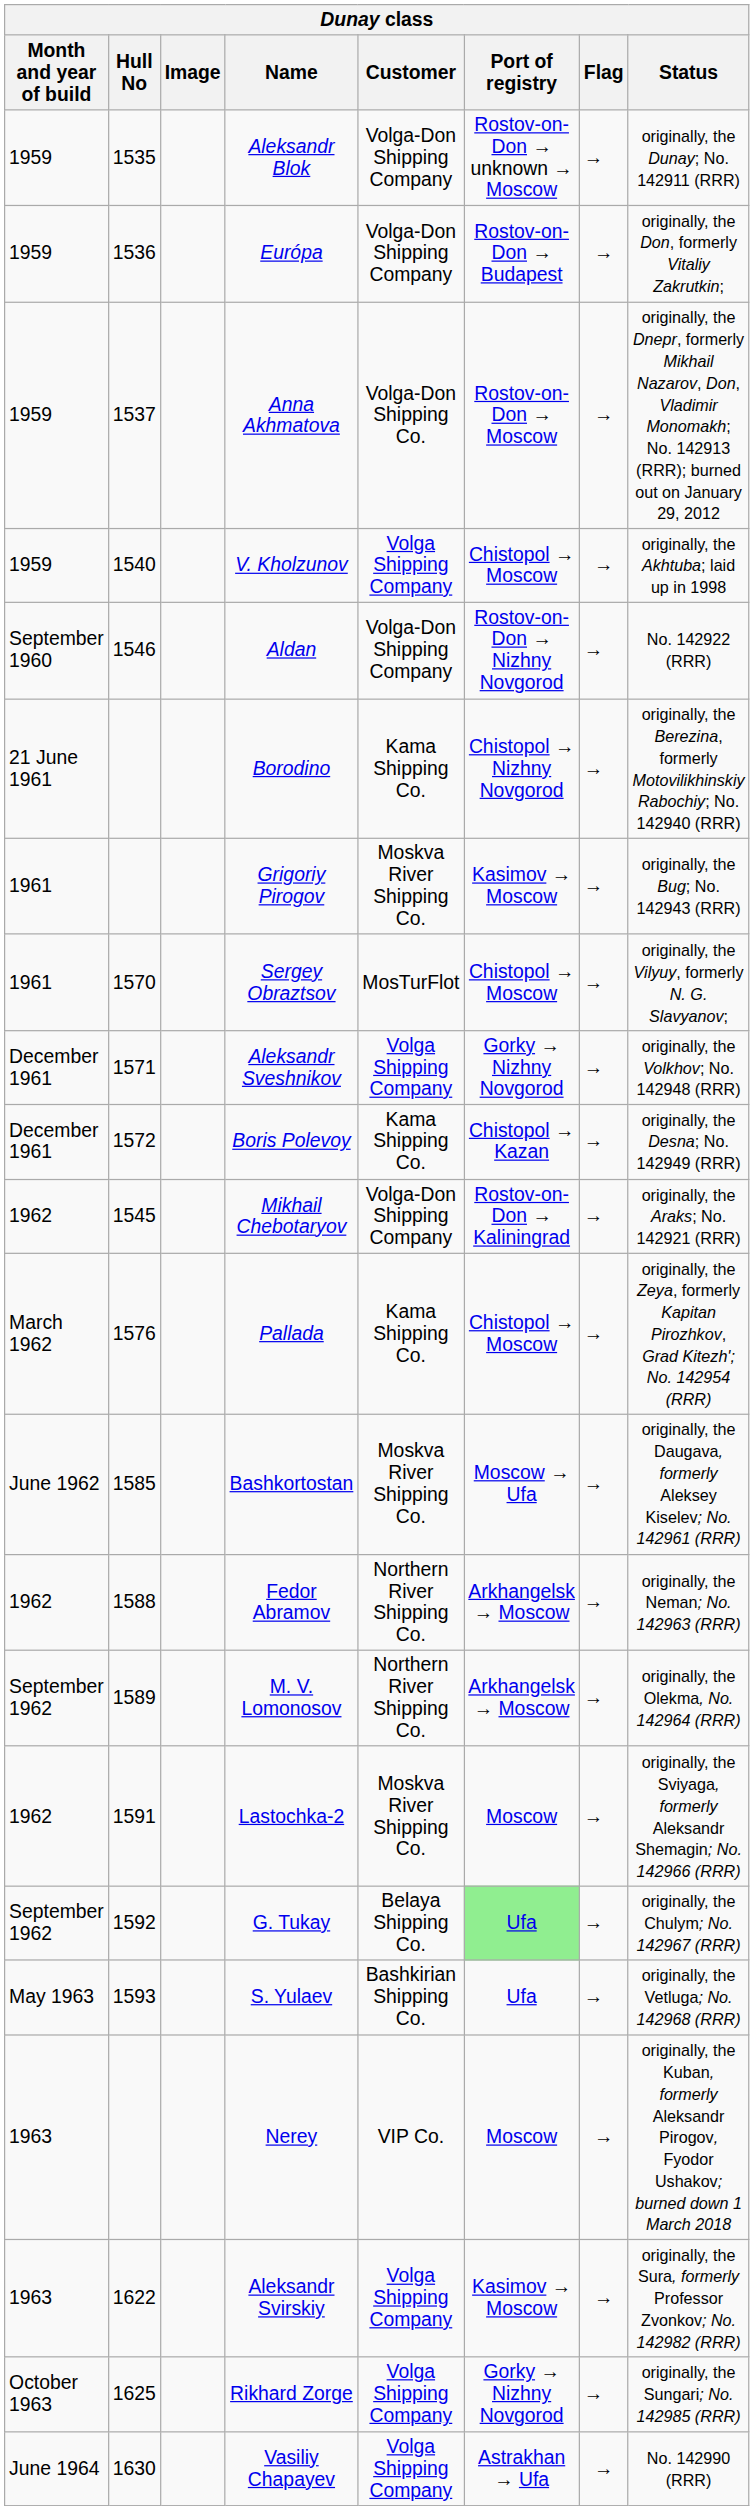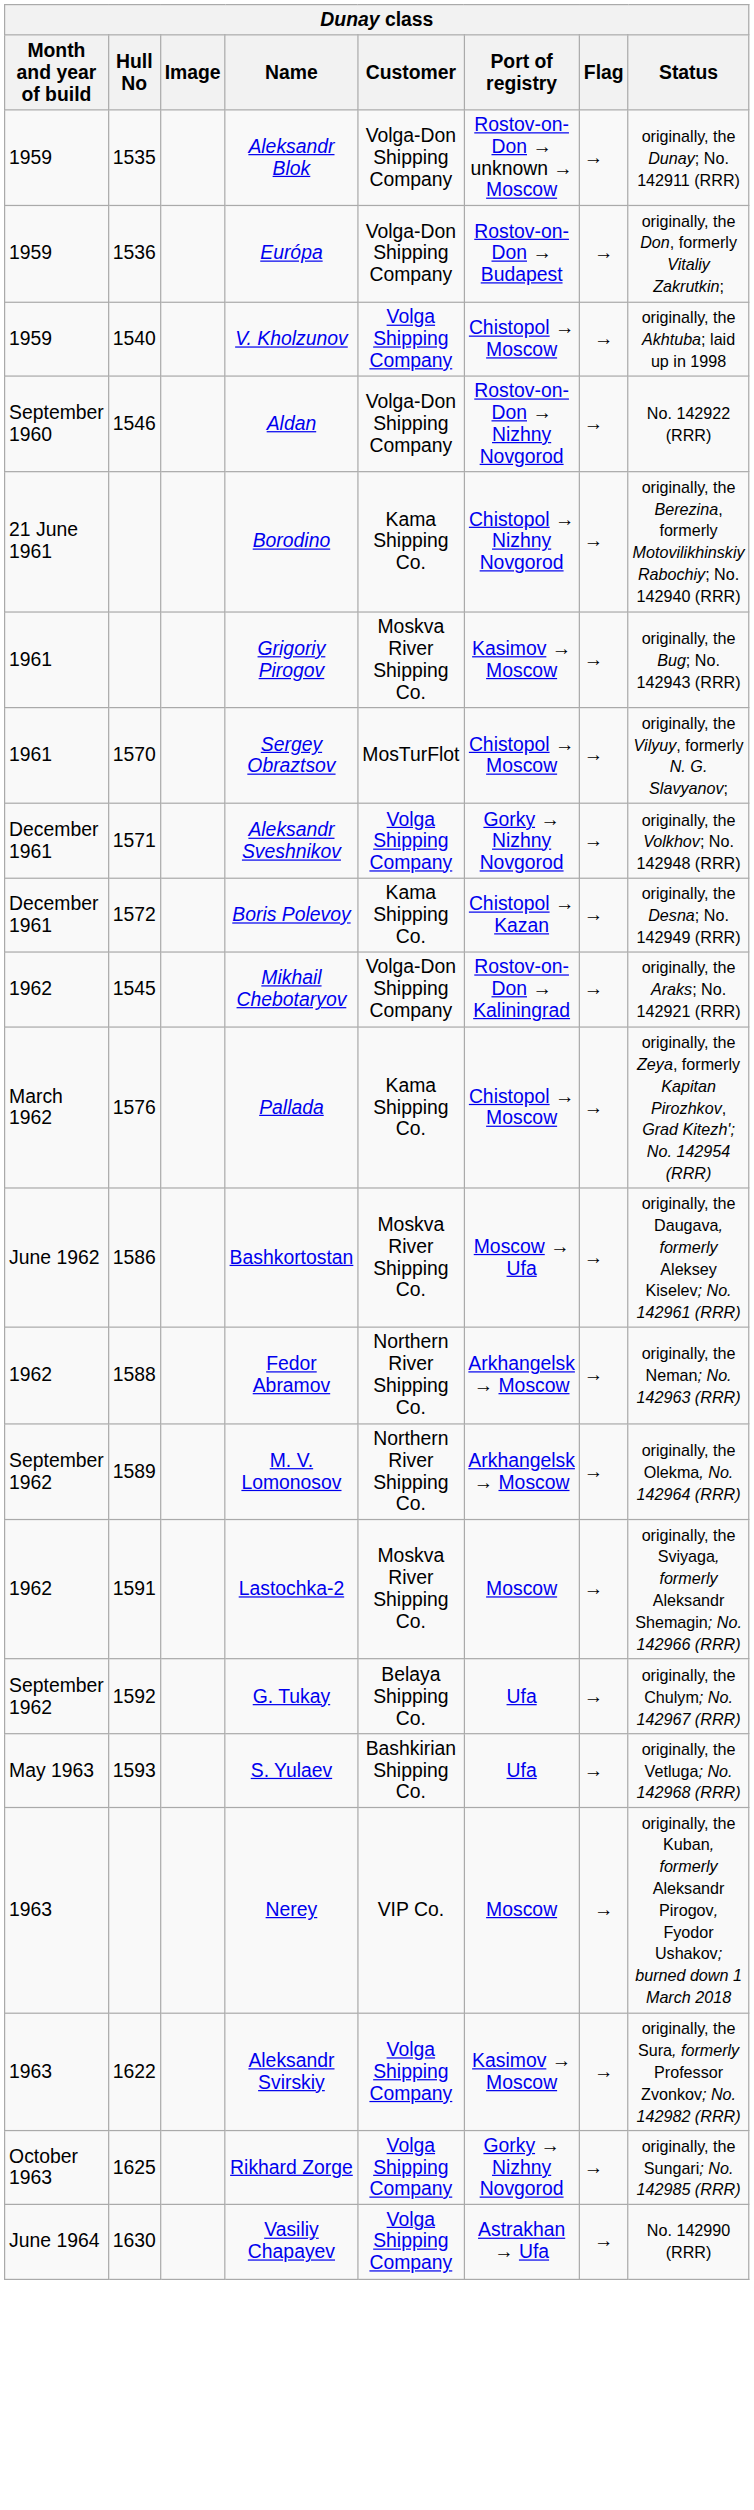- row: (291, 414)
(134, 1484) 1585 -> (134, 1257) 1586
(522, 1922) lightgreen background -> (522, 1696) no background
